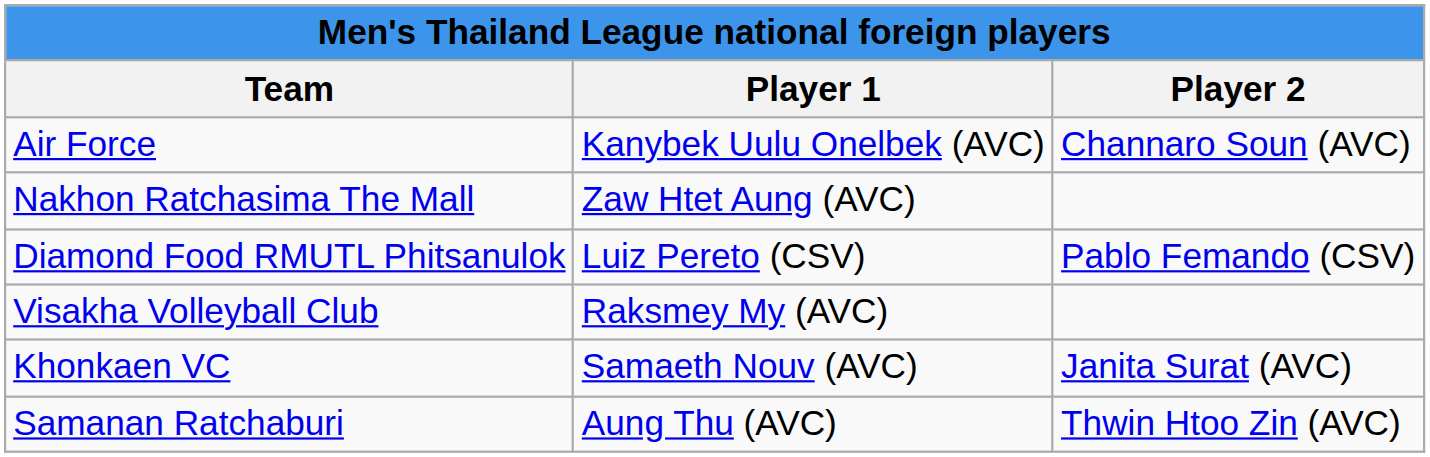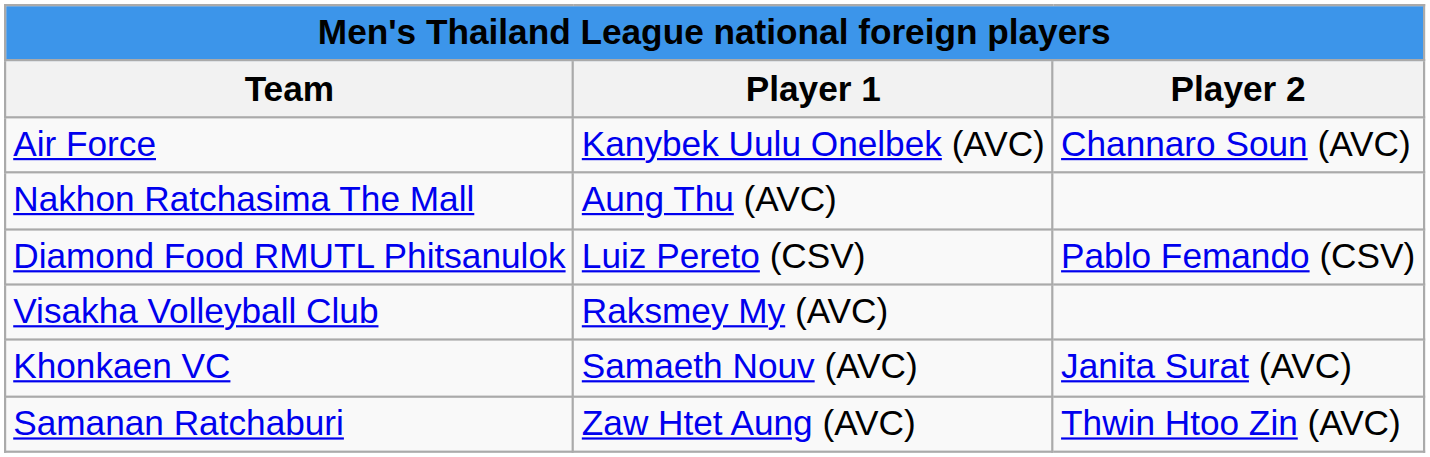(749, 199) Zaw Htet Aung (AVC) -> (709, 199) Aung Thu (AVC)
(709, 423) Aung Thu (AVC) -> (749, 423) Zaw Htet Aung (AVC)
